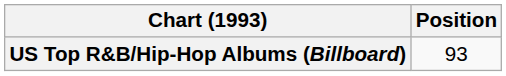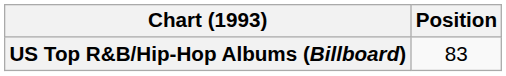(456, 53) 93 -> (456, 53) 83
